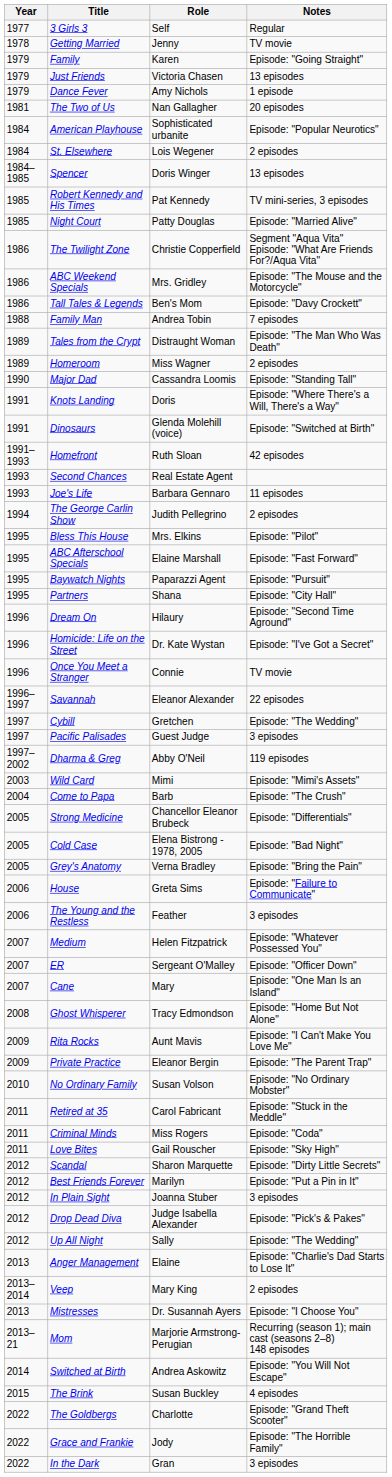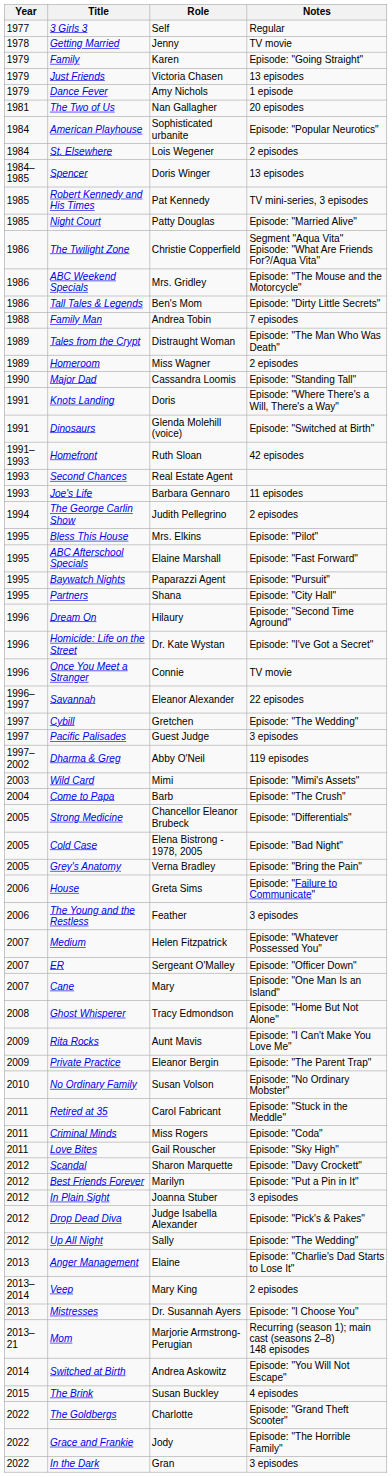(306, 304) Episode: "Davy Crockett" -> (315, 304) Episode: "Dirty Little Secrets"
(315, 1165) Episode: "Dirty Little Secrets" -> (306, 1165) Episode: "Davy Crockett"
